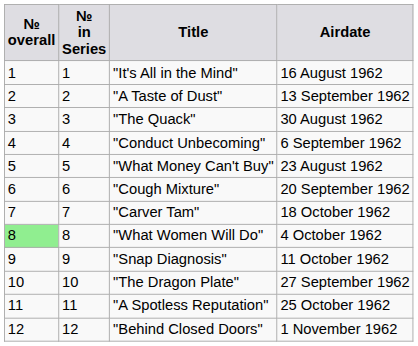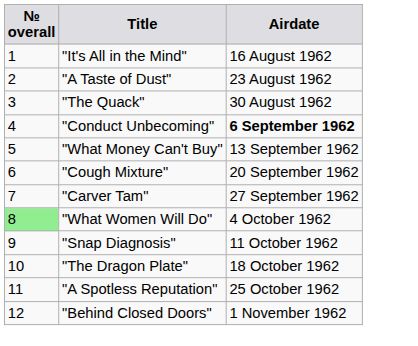- column: (84, 32)
(345, 95) 13 September 1962 -> (281, 79) 23 August 1962
(341, 142) normal -> (292, 126) bold
(332, 166) 23 August 1962 -> (294, 149) 13 September 1962
(335, 212) 18 October 1962 -> (294, 196) 27 September 1962
(345, 282) 27 September 1962 -> (284, 266) 18 October 1962
